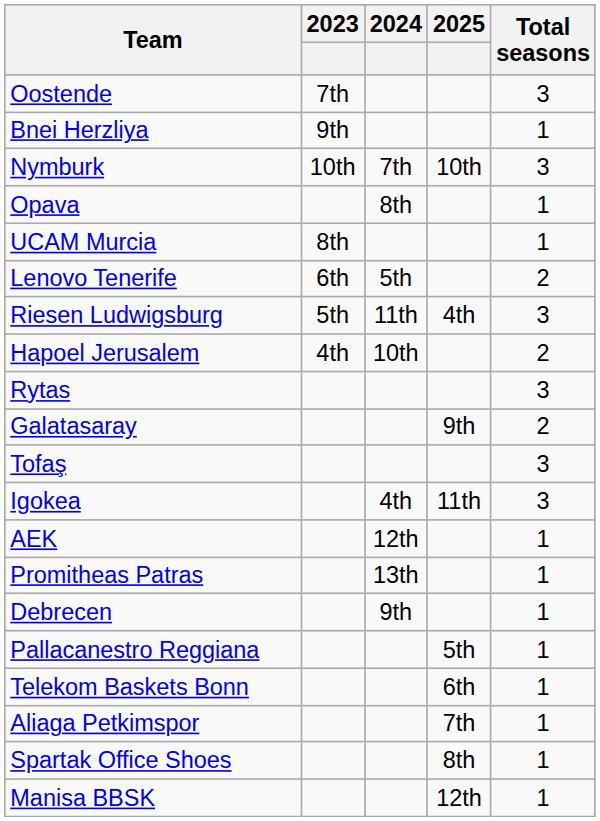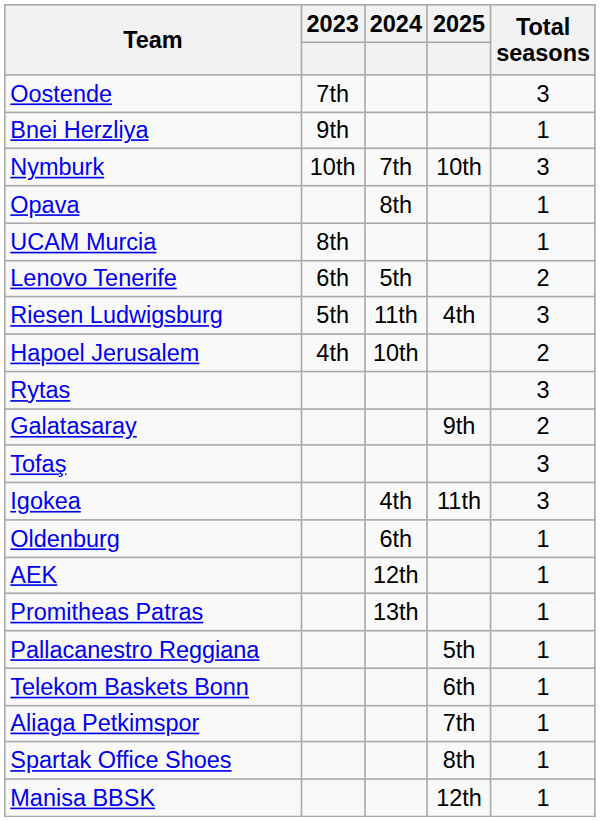+ row: (65, 538)
- row: (61, 613)
